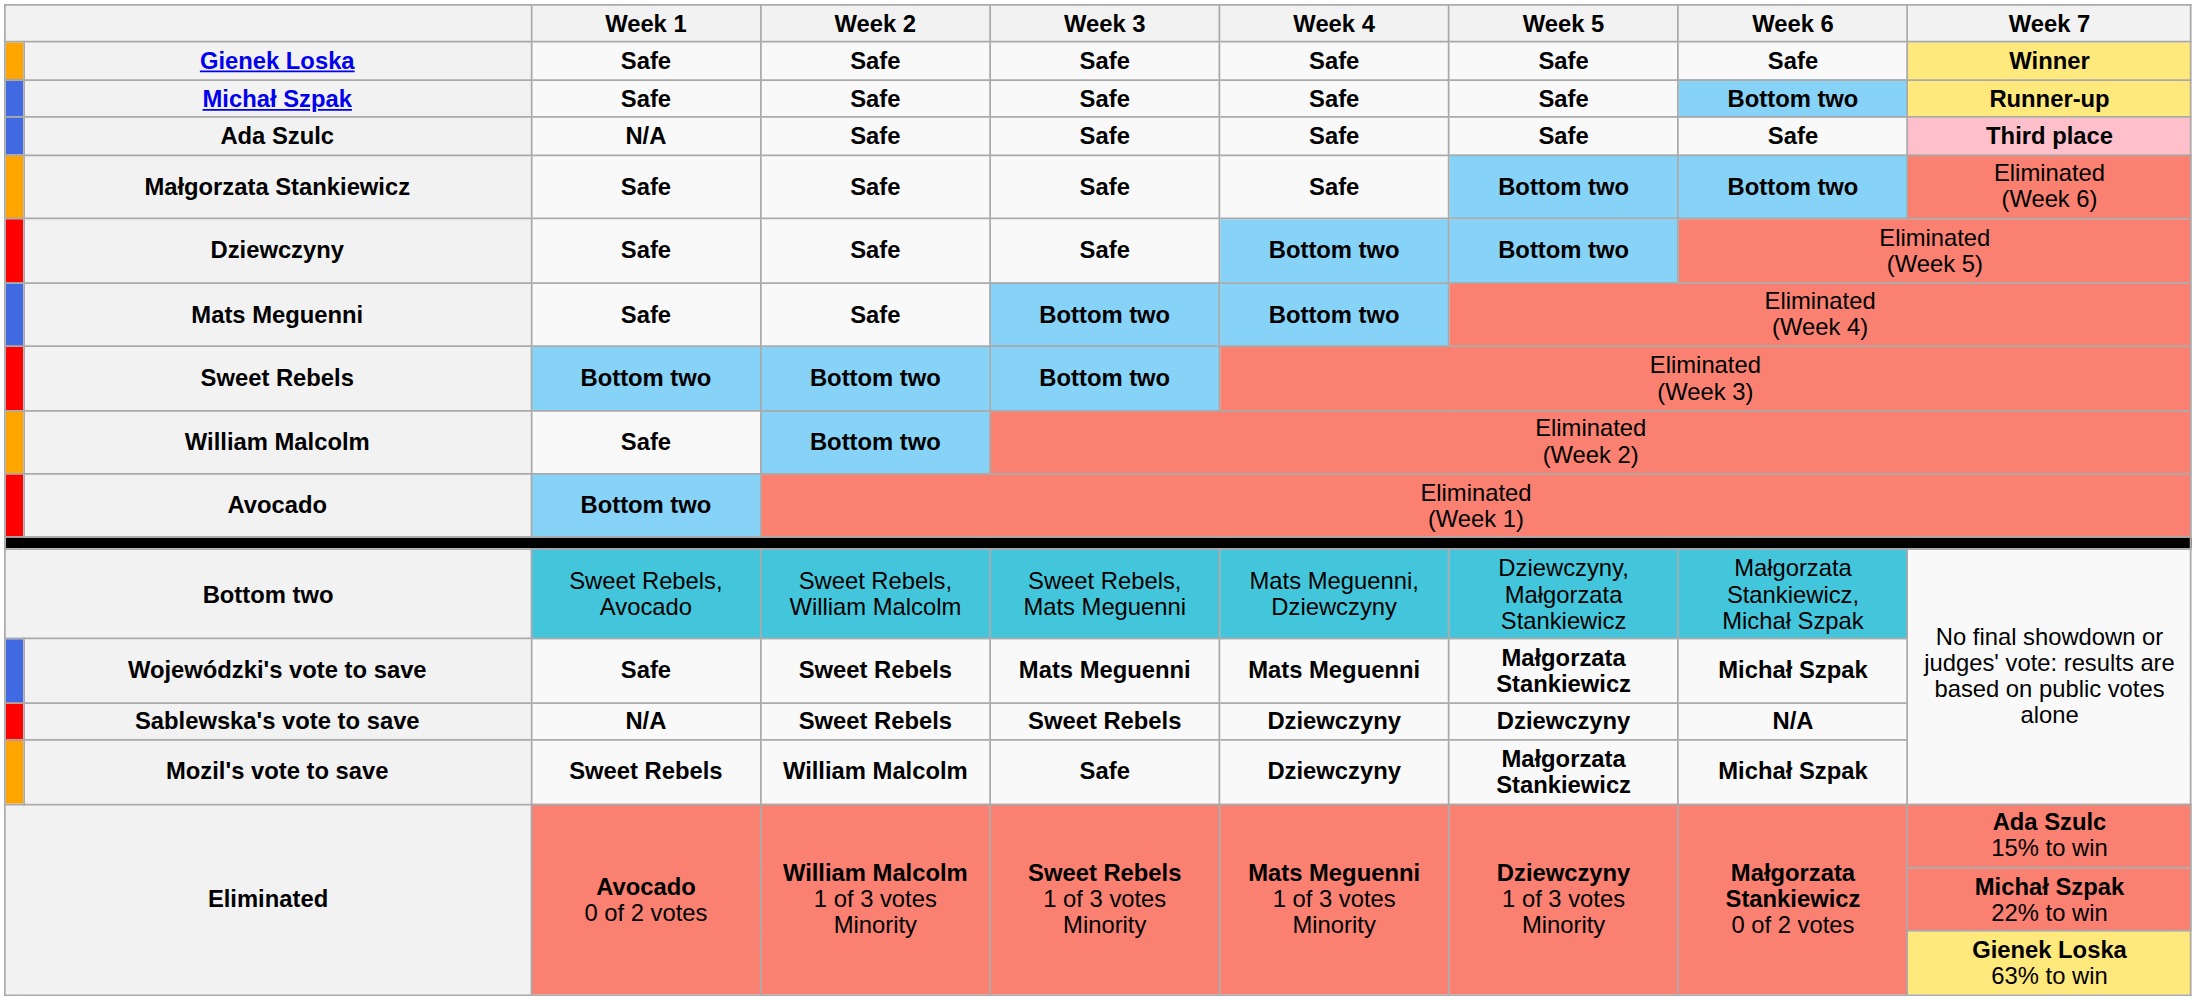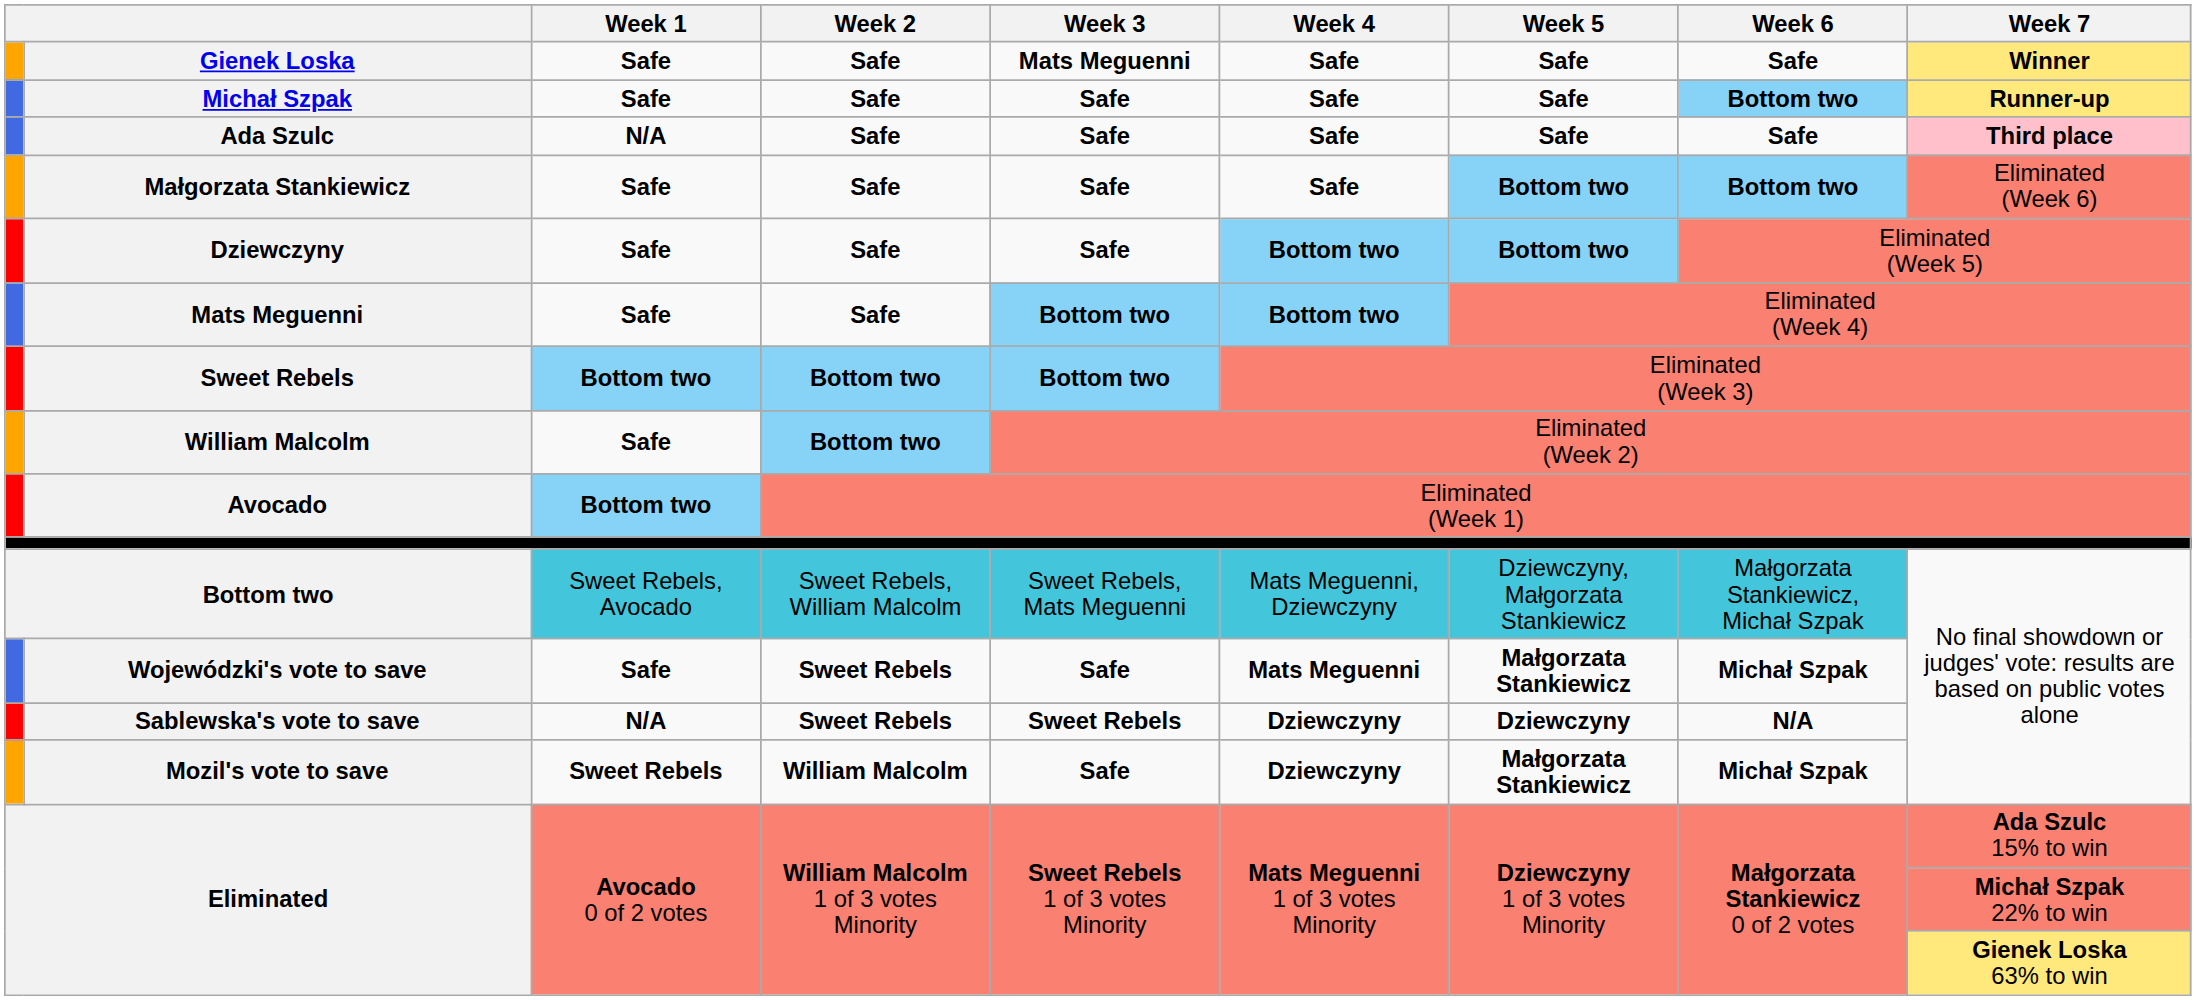(1105, 61) Safe -> (1105, 61) Mats Meguenni
(1105, 670) Mats Meguenni -> (1105, 670) Safe
